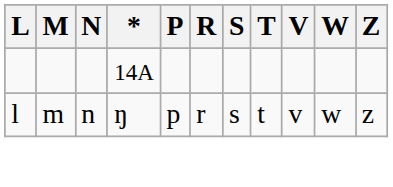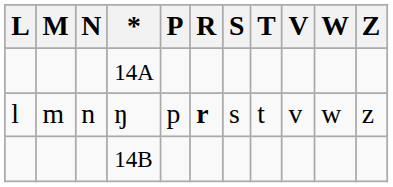(201, 114) normal -> (202, 114) bold
+ row: (133, 159)
